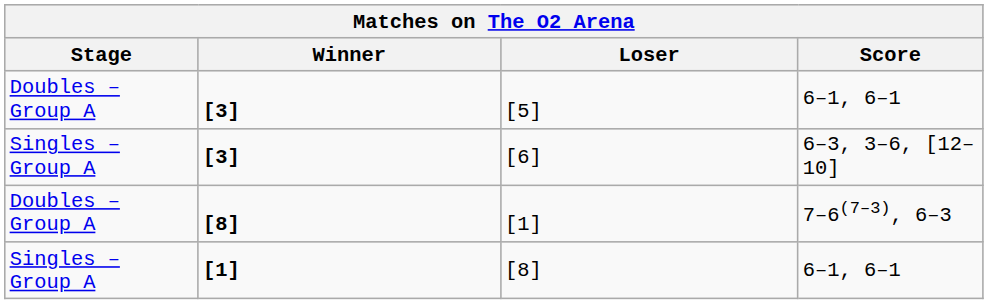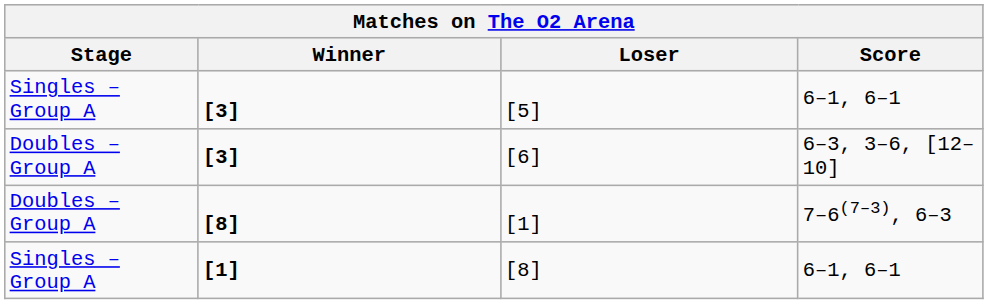(65, 100) Doubles – Group A -> (65, 100) Singles – Group A
(65, 157) Singles – Group A -> (65, 157) Doubles – Group A
